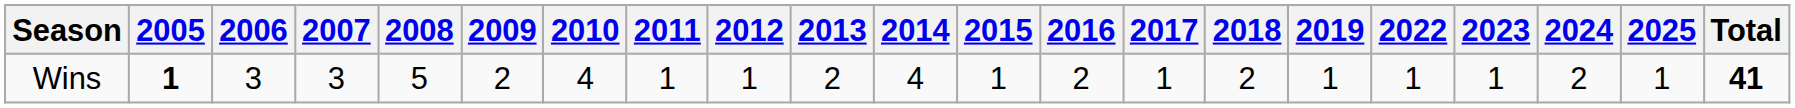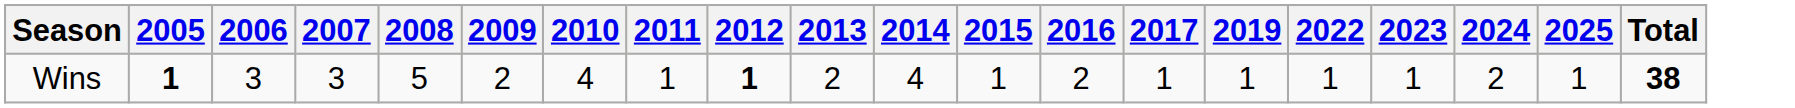- column: (1247, 30)
(749, 78) normal -> (749, 78) bold
(1746, 78) 41 -> (1663, 78) 38
